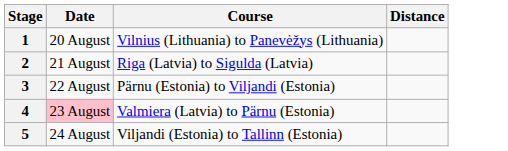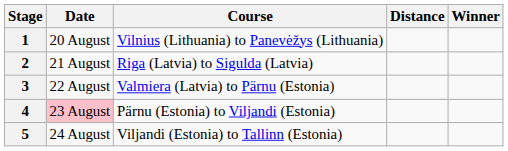+ column: (476, 16)
(226, 87) Pärnu (Estonia) to Viljandi (Estonia) -> (226, 87) Valmiera (Latvia) to Pärnu (Estonia)
(226, 110) Valmiera (Latvia) to Pärnu (Estonia) -> (226, 110) Pärnu (Estonia) to Viljandi (Estonia)
